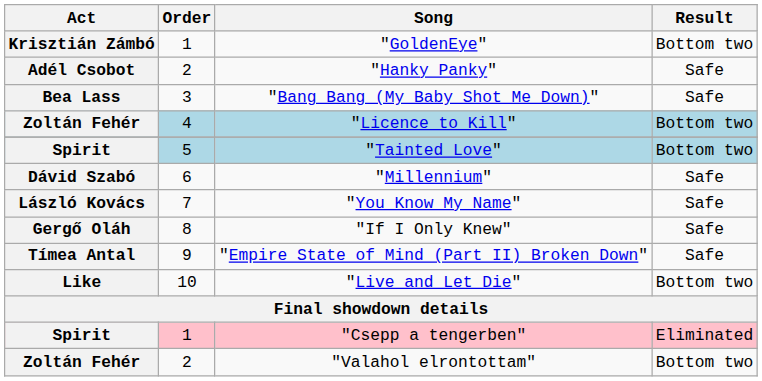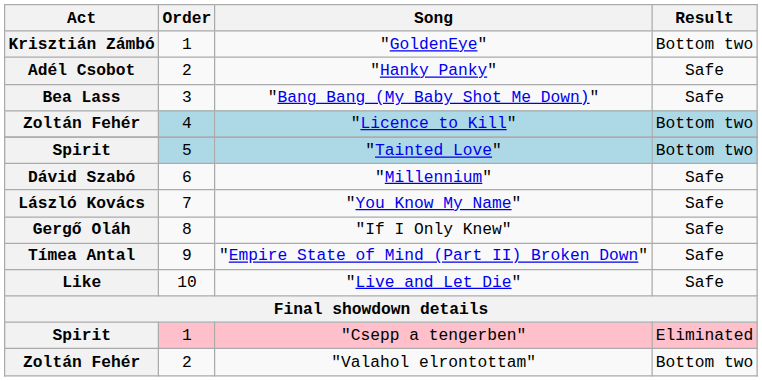(705, 283) Bottom two -> (705, 283) Safe
